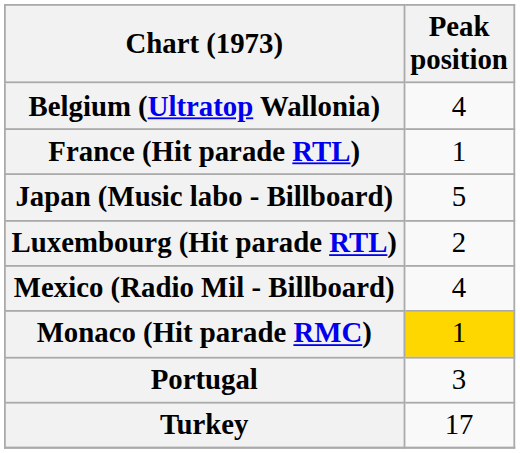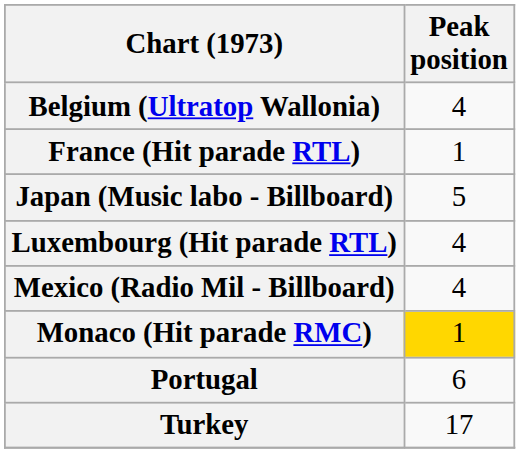(459, 242) 2 -> (459, 242) 4
(459, 379) 3 -> (459, 379) 6
